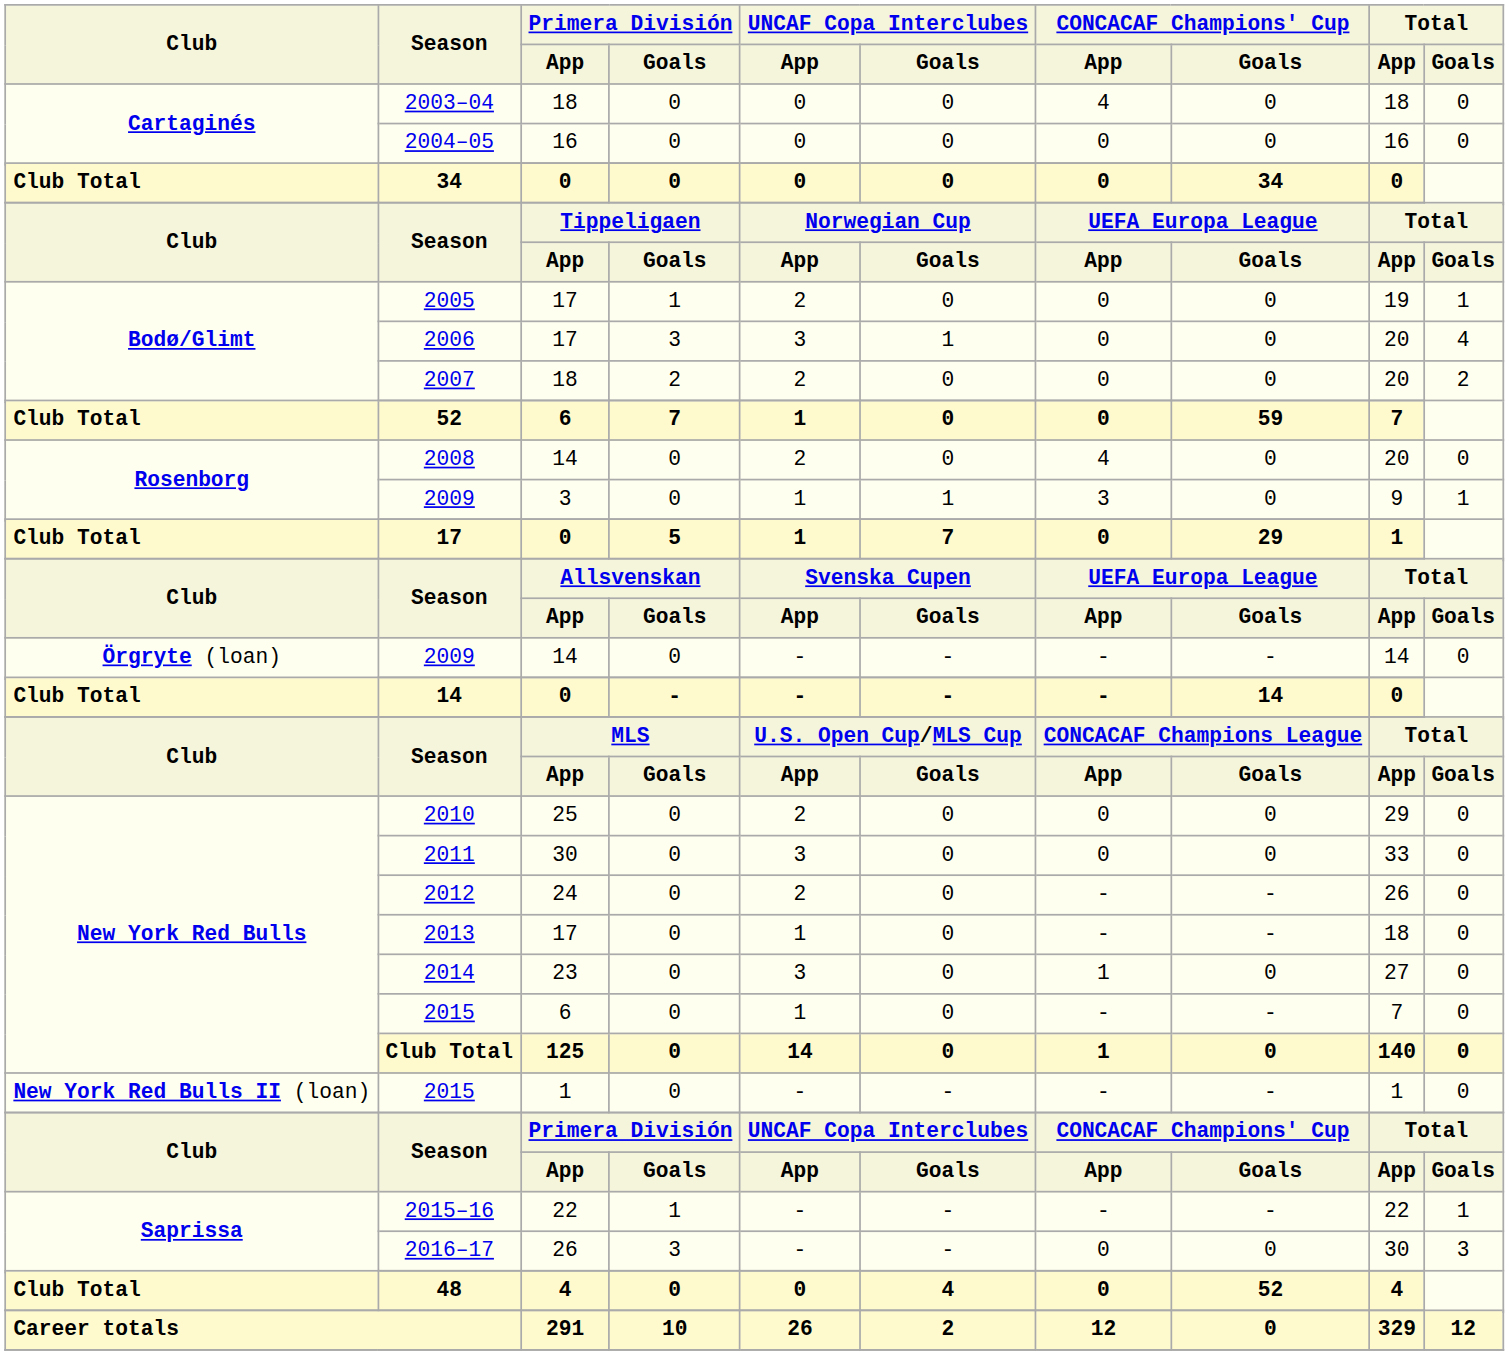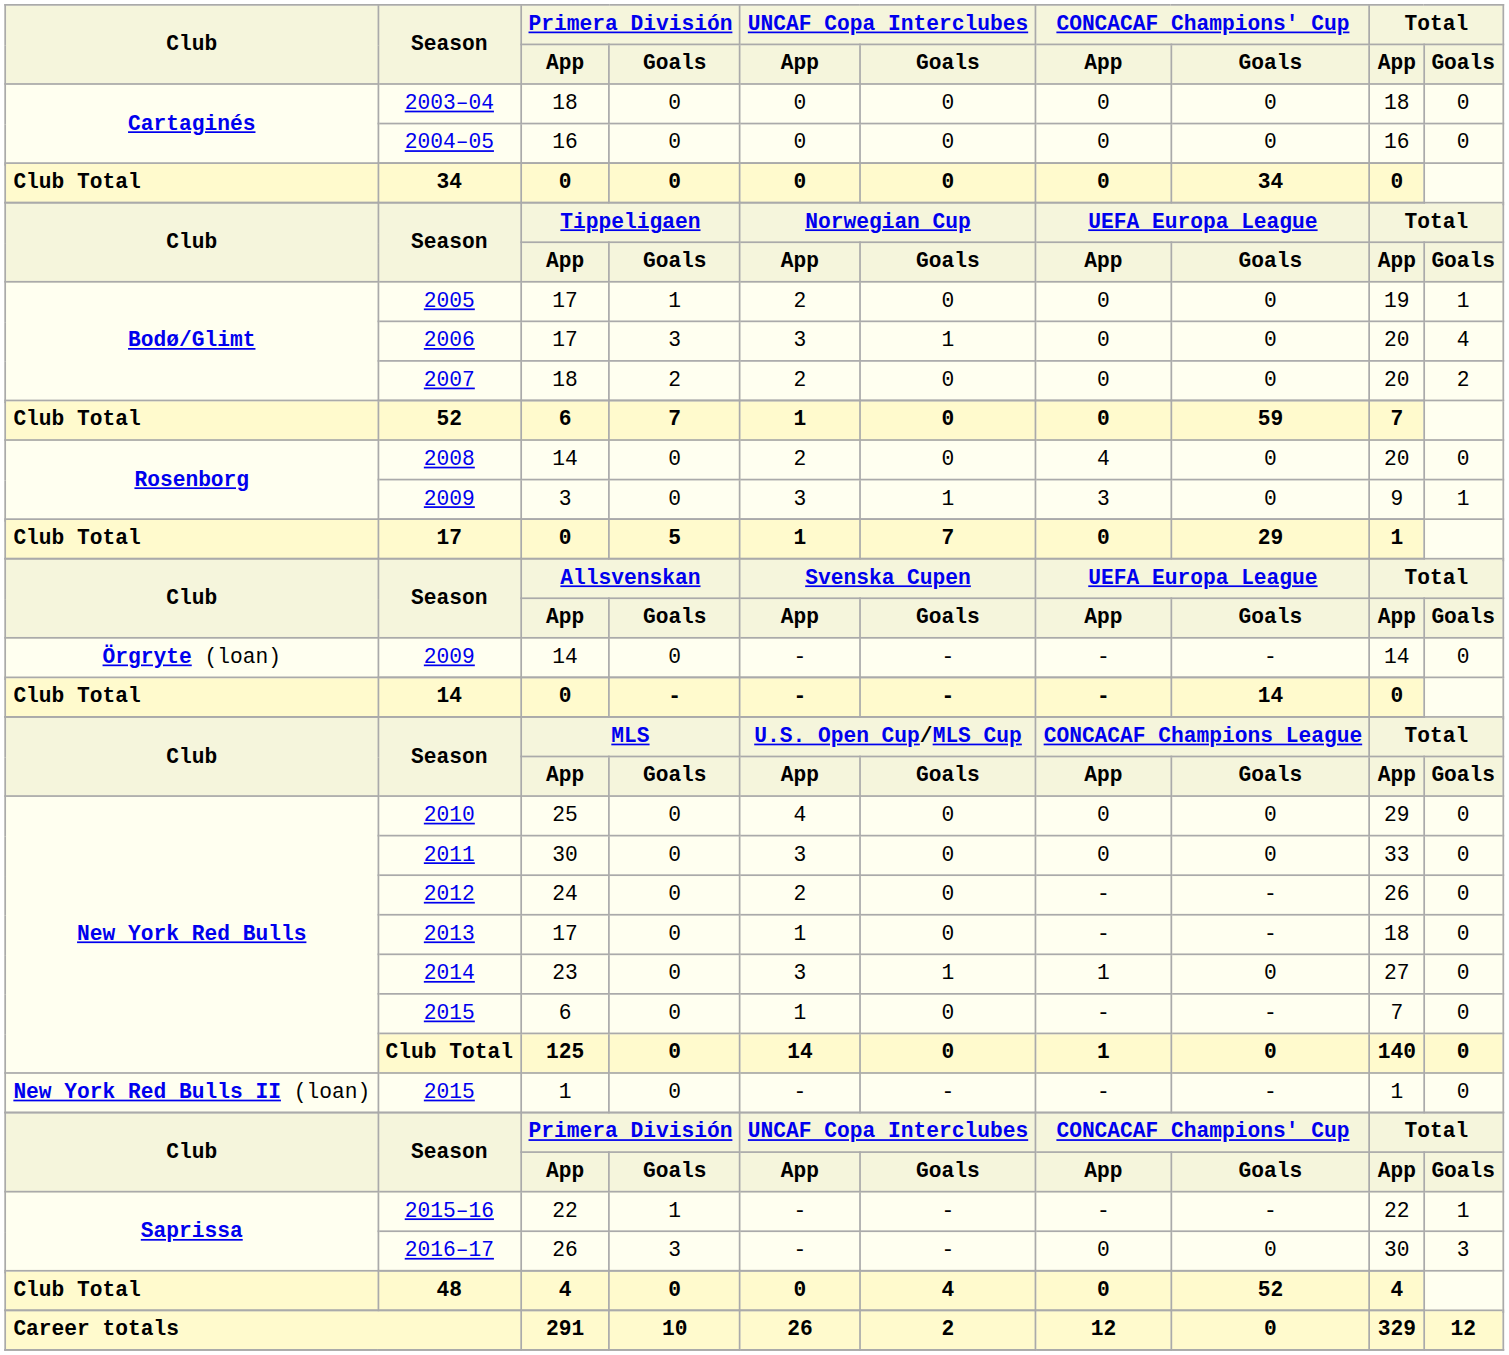(1103, 104) 4 -> (1103, 104) 0
(800, 499) 1 -> (800, 499) 3
(800, 816) 2 -> (800, 816) 4
(948, 974) 0 -> (948, 974) 1
